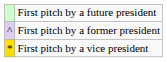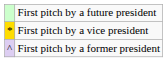rows swapped: (89, 30) <-> (83, 48)
